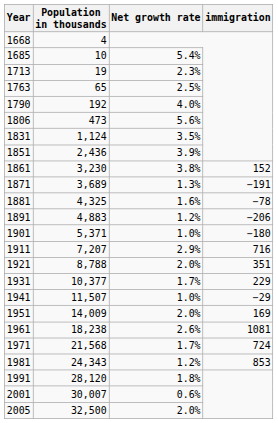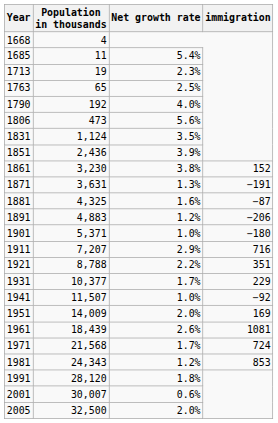(101, 56) 10 -> (101, 56) 11
(92, 185) 3,689 -> (92, 185) 3,631
(262, 201) −78 -> (262, 201) −87
(189, 265) 2.0% -> (189, 265) 2.2%
(262, 298) −29 -> (262, 298) −92
(89, 330) 18,238 -> (89, 330) 18,439
